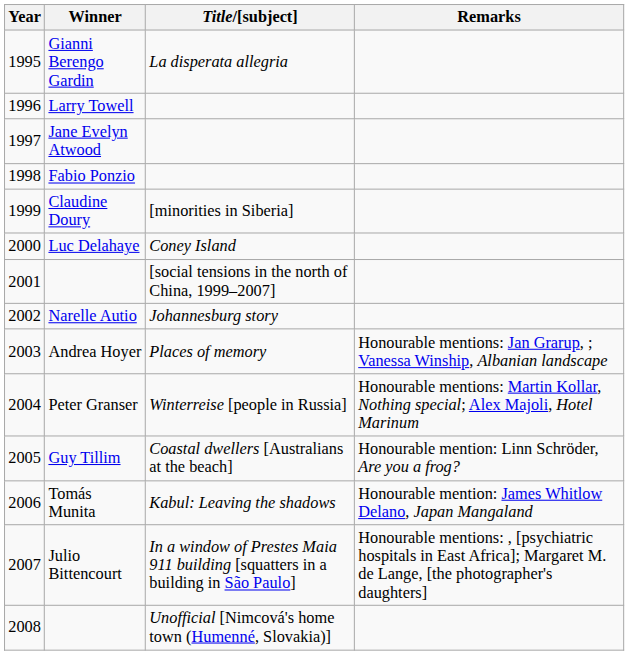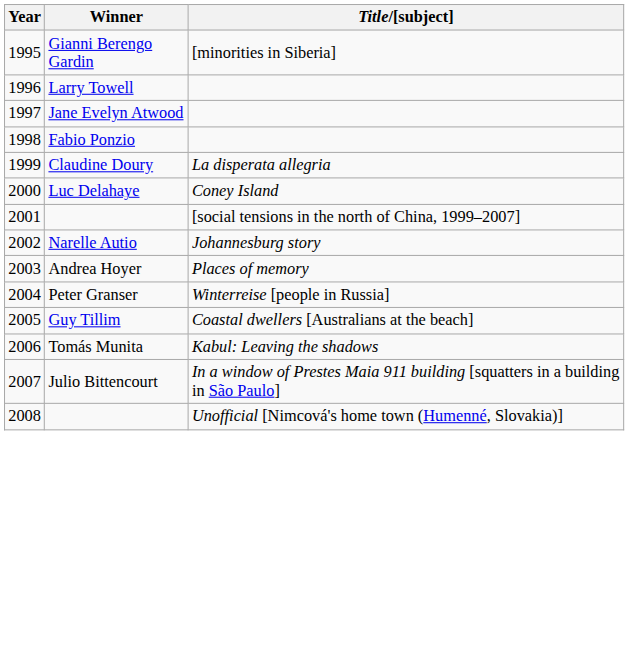- column: (489, 17)
(219, 61) La disperata allegria -> (264, 52) [minorities in Siberia]
(221, 211) [minorities in Siberia] -> (261, 165) La disperata allegria
